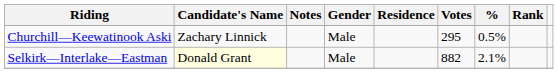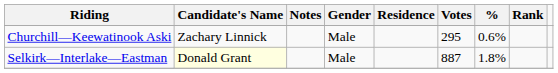(492, 36) 0.5% -> (492, 36) 0.6%
(451, 57) 882 -> (451, 57) 887
(492, 57) 2.1% -> (492, 57) 1.8%
